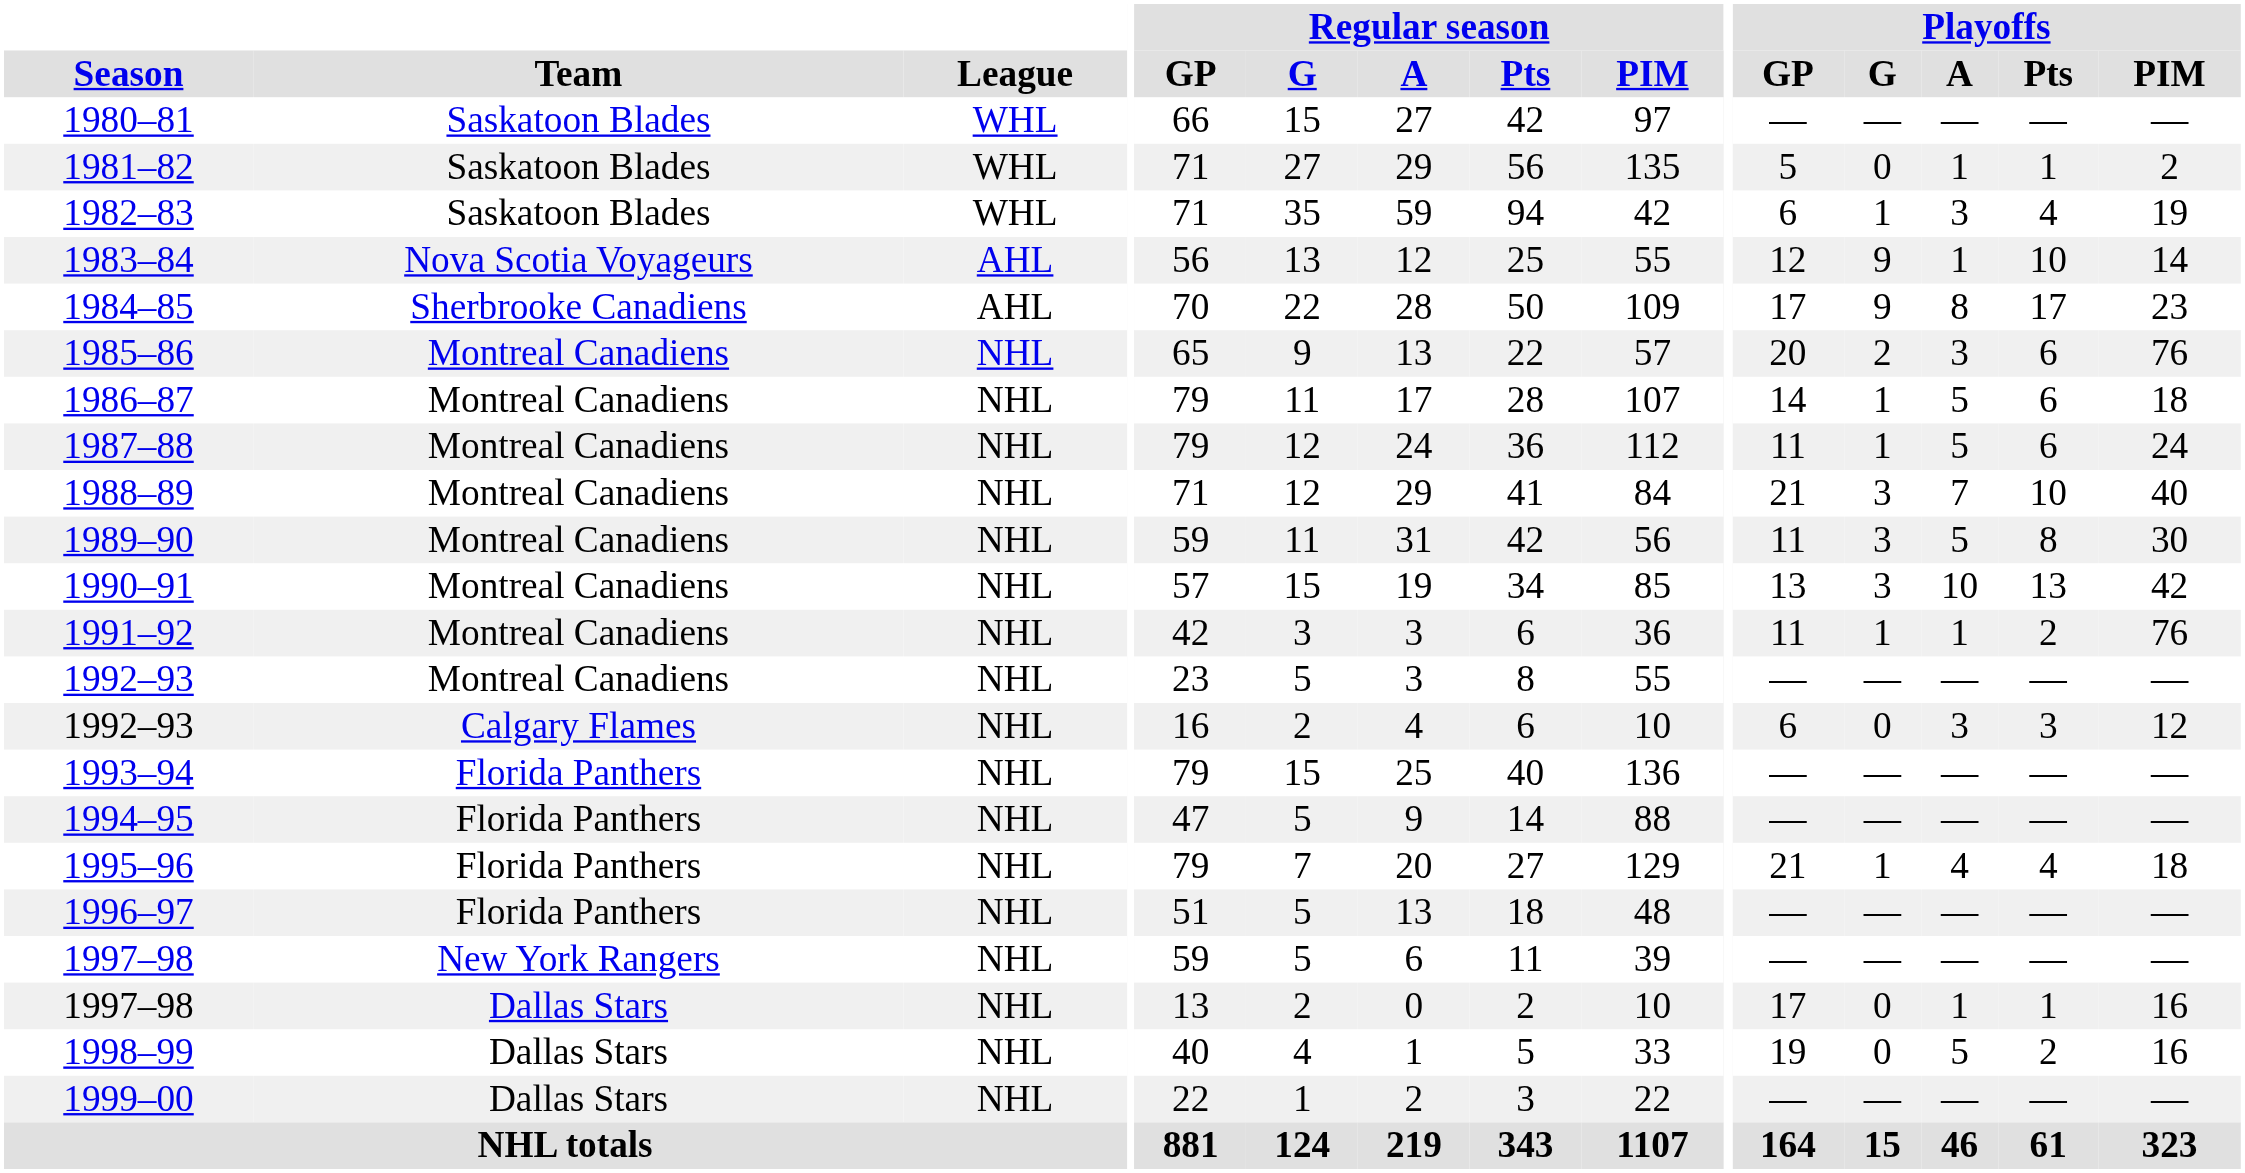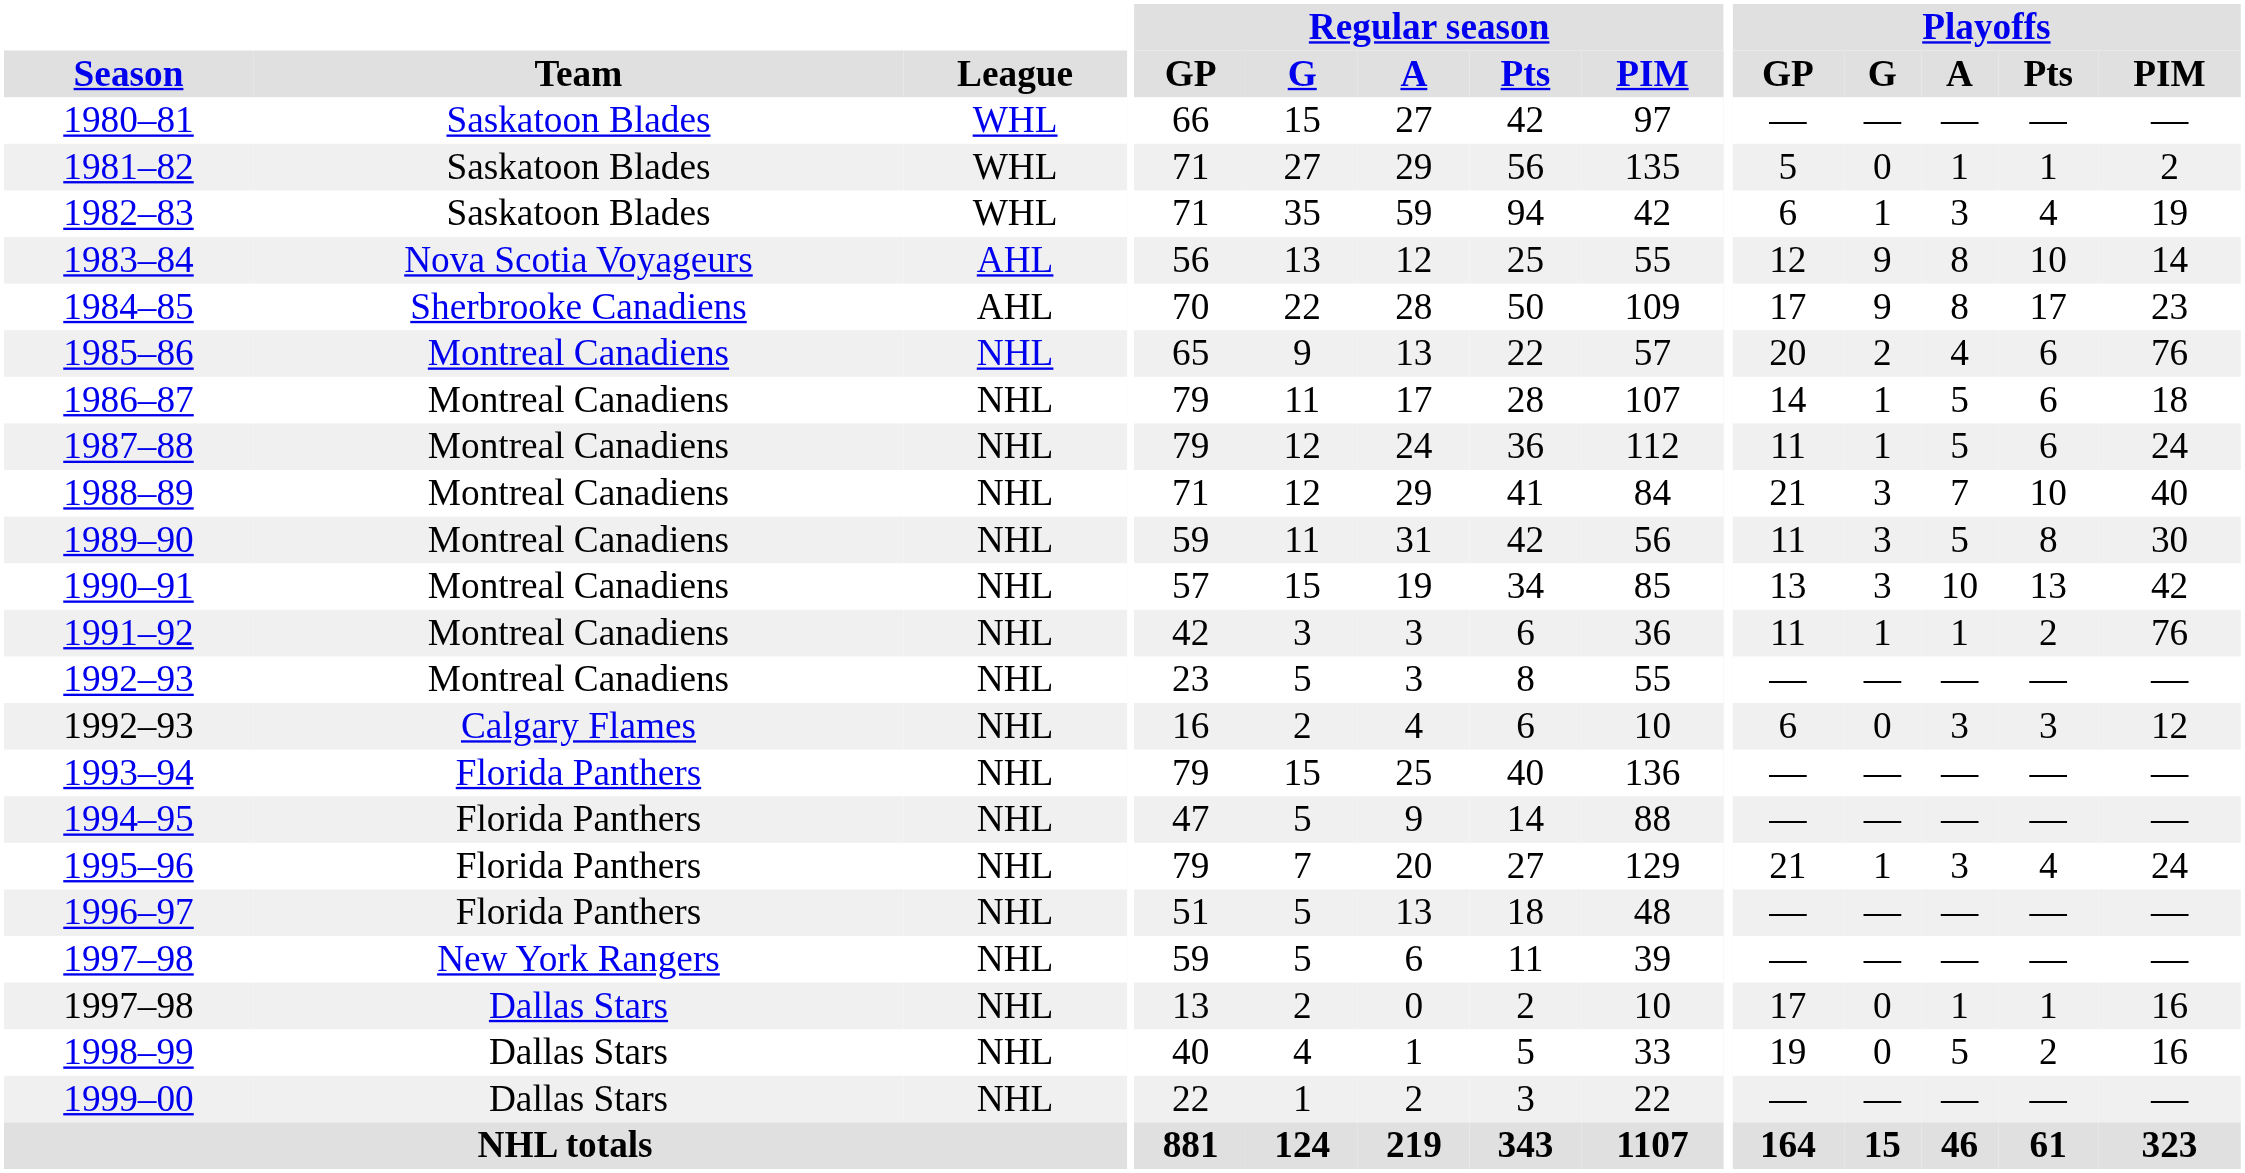(1960, 259) 1 -> (1960, 259) 8
(1960, 352) 3 -> (1960, 352) 4
(1960, 865) 4 -> (1960, 865) 3
(2170, 865) 18 -> (2170, 865) 24
